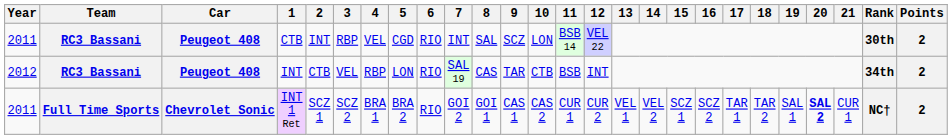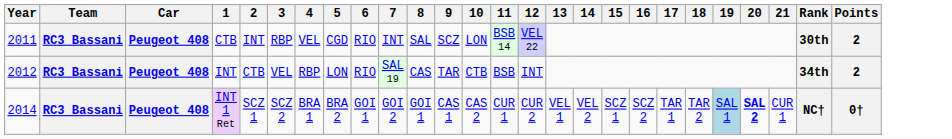(22, 111) 2011 -> (22, 111) 2014
(101, 111) Full Time Sports -> (83, 111) RC3 Bassani
(220, 111) Chevrolet Sonic -> (169, 111) Peugeot 408
(431, 111) RIO -> (365, 111) GOI 1
(792, 111) no background -> (727, 111) lightblue background
(922, 111) 2 -> (856, 111) 0†
